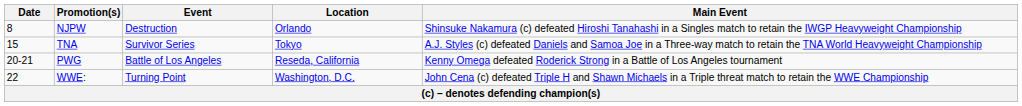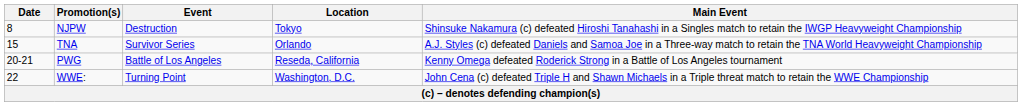(293, 28) Orlando -> (288, 28) Tokyo
(288, 45) Tokyo -> (293, 45) Orlando
